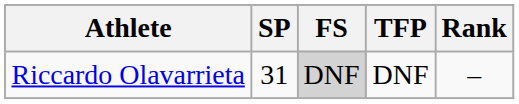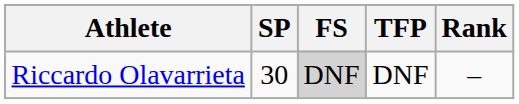(274, 74) 31 -> (274, 74) 30
